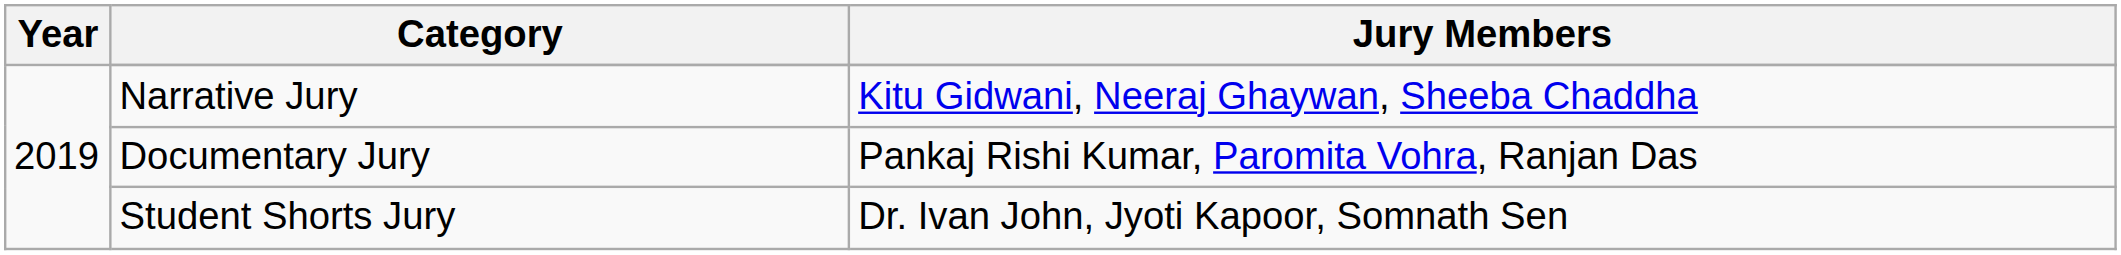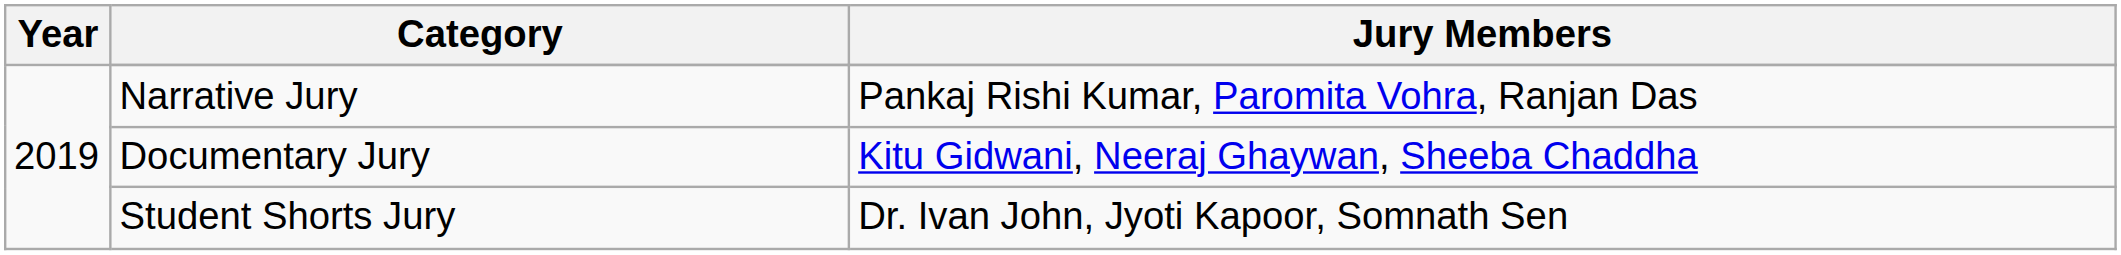(1278, 95) Kitu Gidwani, Neeraj Ghaywan, Sheeba Chaddha -> (1278, 95) Pankaj Rishi Kumar, Paromita Vohra, Ranjan Das
(1278, 156) Pankaj Rishi Kumar, Paromita Vohra, Ranjan Das -> (1278, 156) Kitu Gidwani, Neeraj Ghaywan, Sheeba Chaddha
